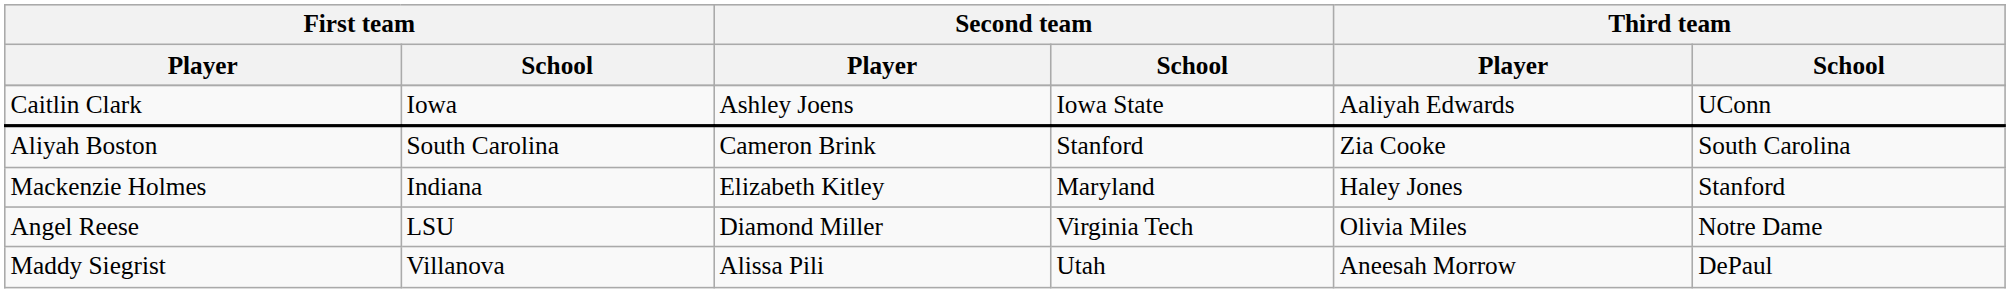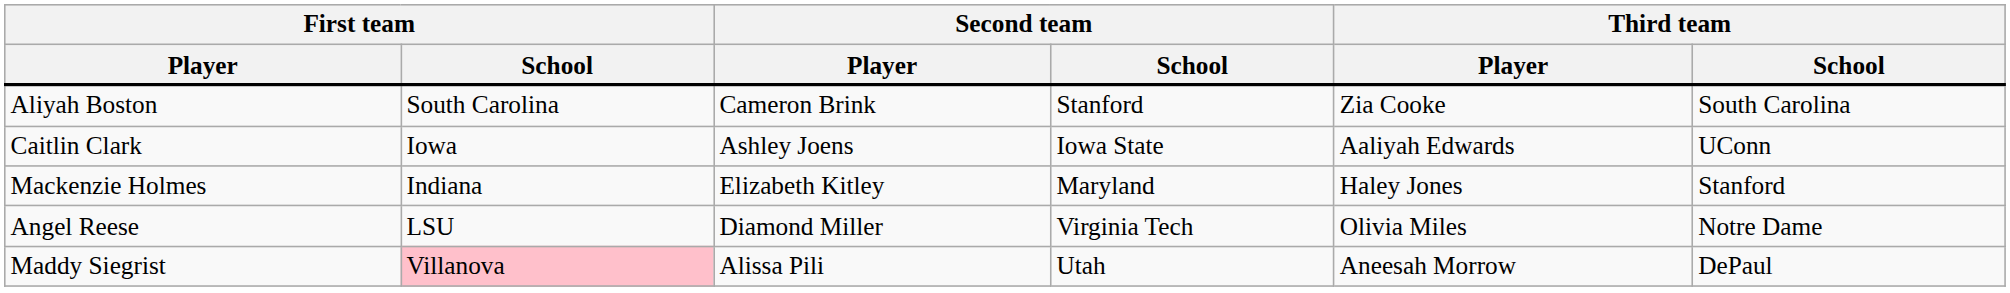rows swapped: (84, 146) <-> (76, 104)
(456, 266) no background -> (456, 265) pink background
